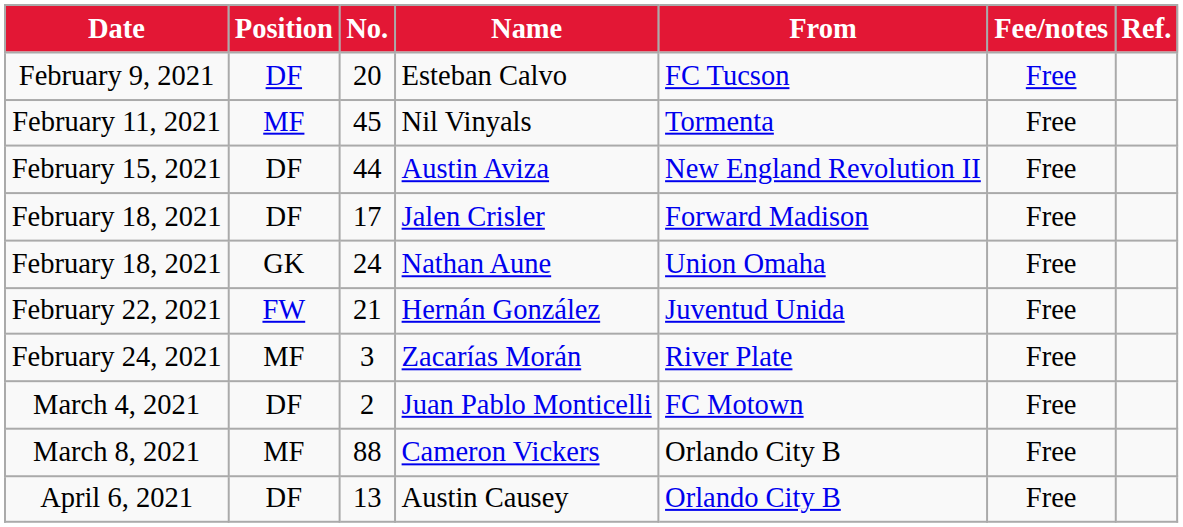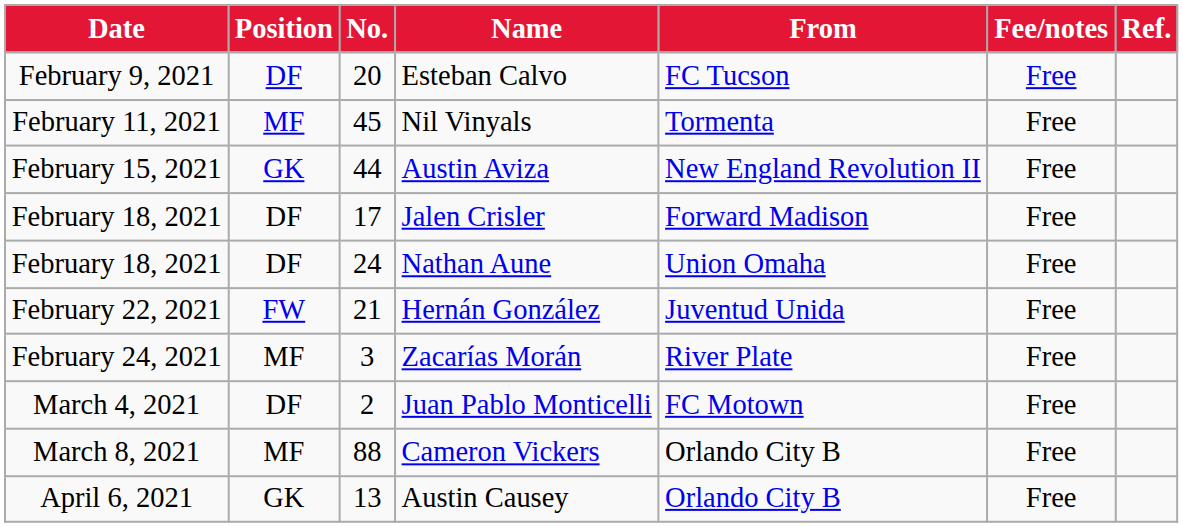(284, 169) DF -> (284, 169) GK
(284, 263) GK -> (284, 263) DF
(284, 498) DF -> (284, 498) GK
